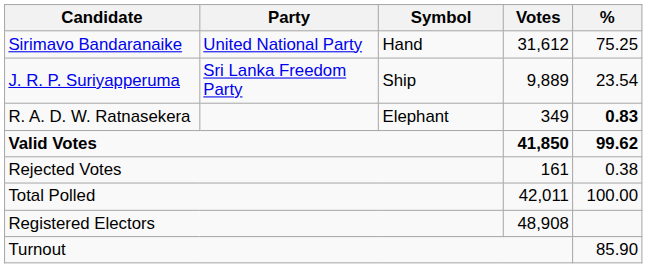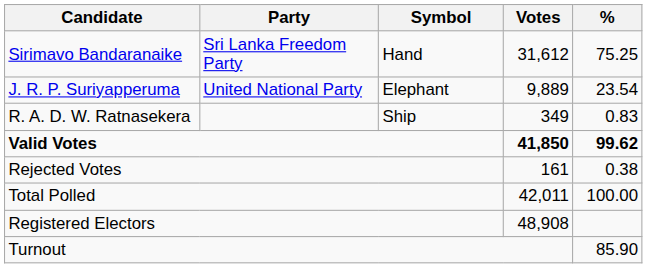(283, 44) United National Party -> (275, 53) Sri Lanka Freedom Party
(275, 80) Sri Lanka Freedom Party -> (283, 90) United National Party
(399, 80) Ship -> (416, 90) Elephant
(416, 116) Elephant -> (399, 116) Ship
(622, 116) bold -> (622, 116) normal
